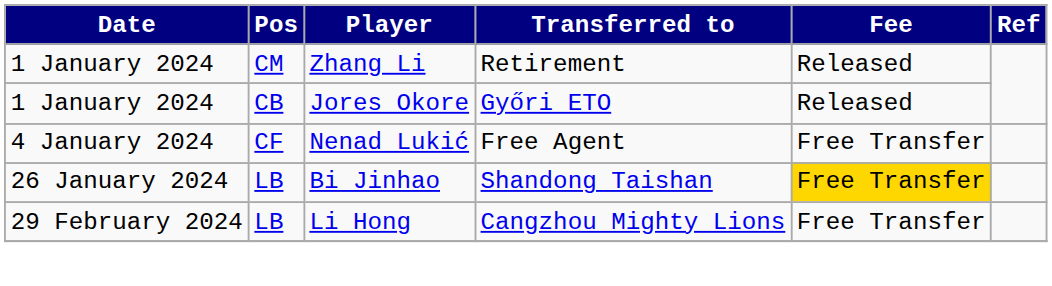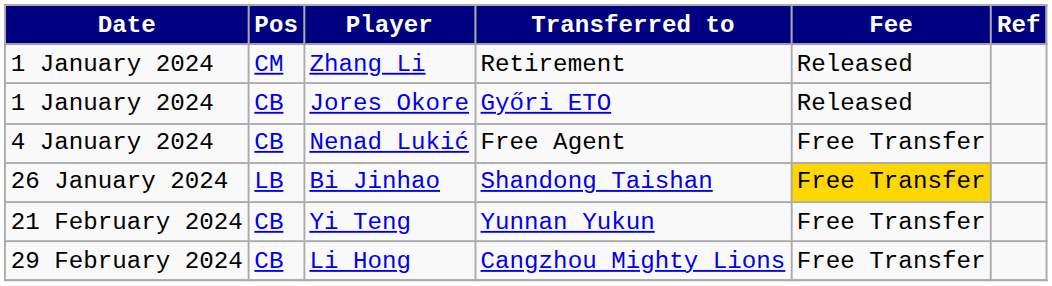(269, 143) CF -> (269, 143) CB
+ row: (360, 222)
(269, 222) LB -> (269, 261) CB
